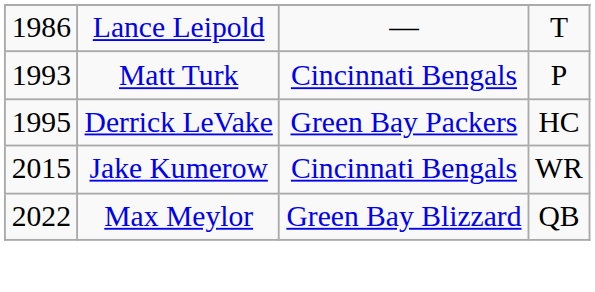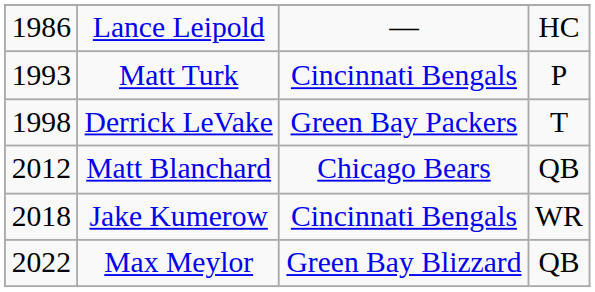(559, 27) T -> (559, 27) HC
(41, 121) 1995 -> (41, 121) 1998
(559, 121) HC -> (559, 121) T
+ row: (179, 168)
(41, 168) 2015 -> (41, 215) 2018
